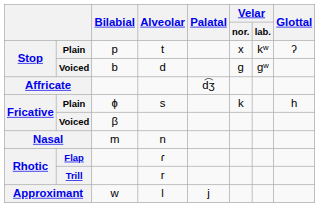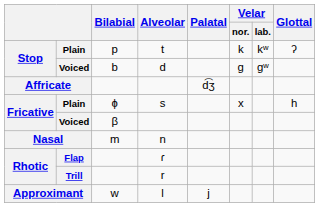(241, 49) x -> (241, 49) k
(241, 103) k -> (241, 103) x
